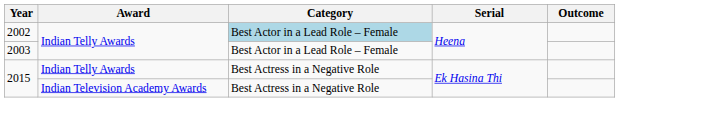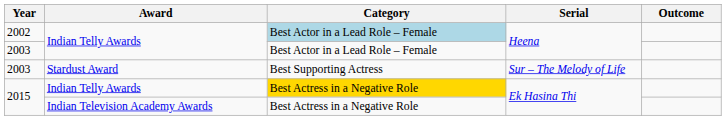+ row: (19, 69)
(305, 69) no background -> (344, 87) gold background
